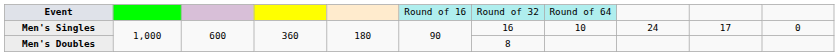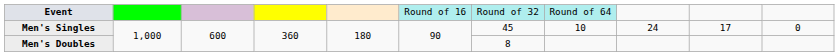(508, 28) 16 -> (508, 28) 45
